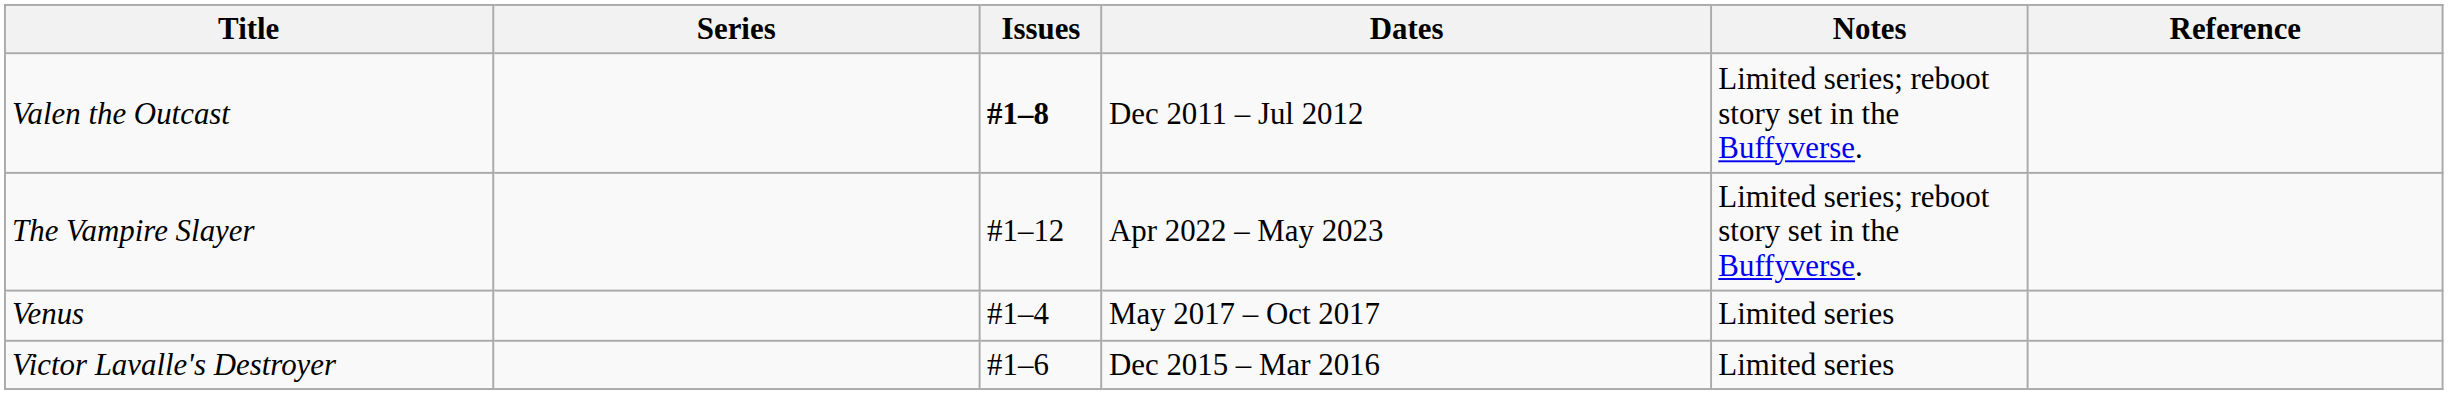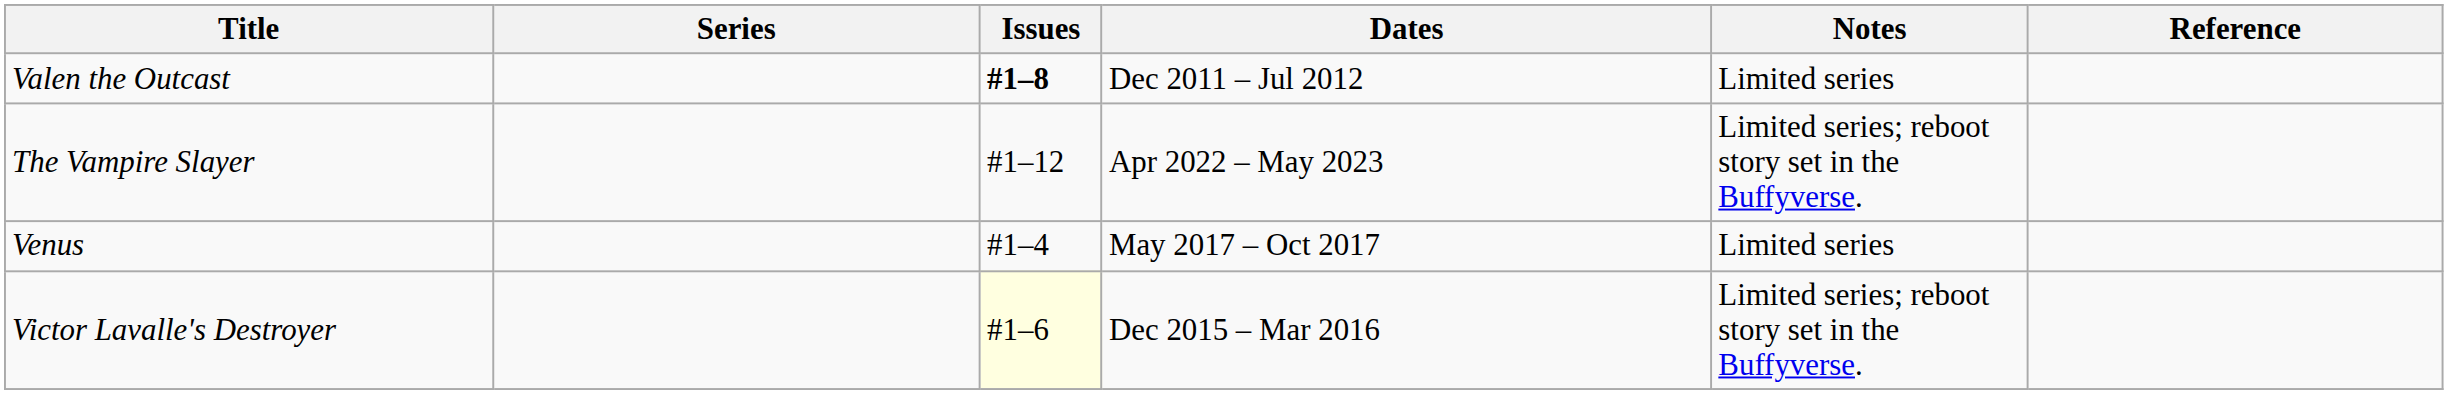(1854, 112) Limited series; reboot story set in the Buffyverse. -> (1806, 77) Limited series
(1018, 363) no background -> (1018, 329) lightyellow background
(1806, 363) Limited series -> (1854, 329) Limited series; reboot story set in the Buffyverse.
